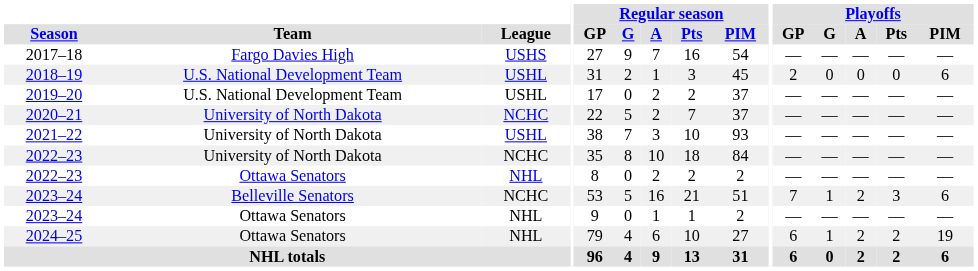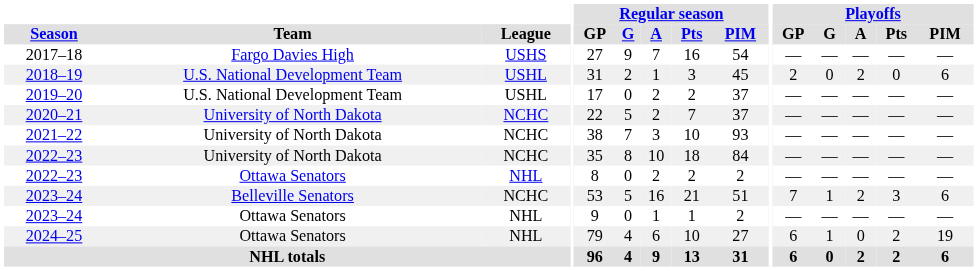(861, 74) 0 -> (861, 74) 2
(526, 135) USHL -> (526, 135) NCHC
(861, 236) 2 -> (861, 236) 0
